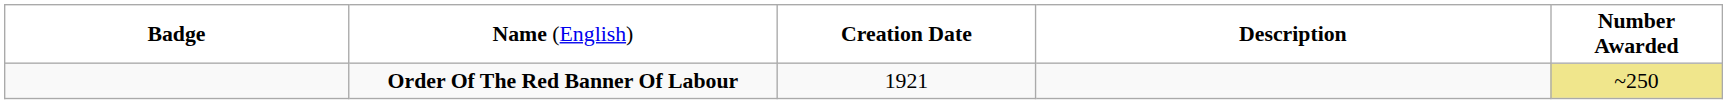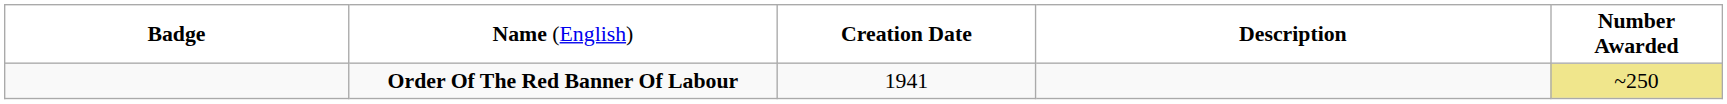(906, 80) 1921 -> (906, 80) 1941
